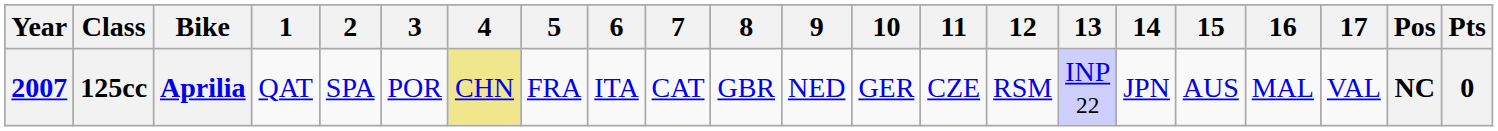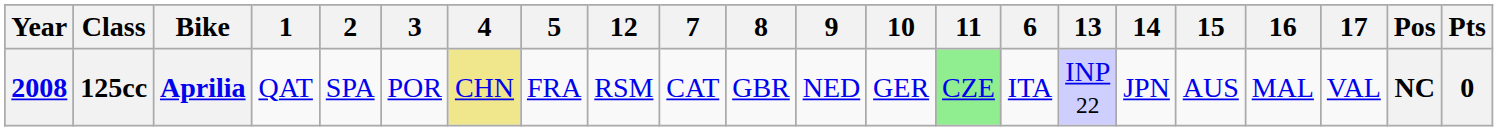columns swapped: (616, 26) <-> (1023, 26)
(39, 86) 2007 -> (39, 86) 2008
(954, 86) no background -> (968, 86) lightgreen background
